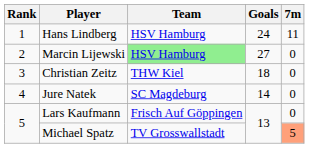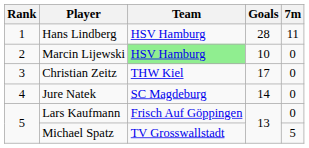(263, 34) 24 -> (263, 34) 28
(263, 53) 27 -> (263, 53) 10
(263, 73) 18 -> (263, 73) 17
(293, 133) lightsalmon background -> (293, 133) no background
